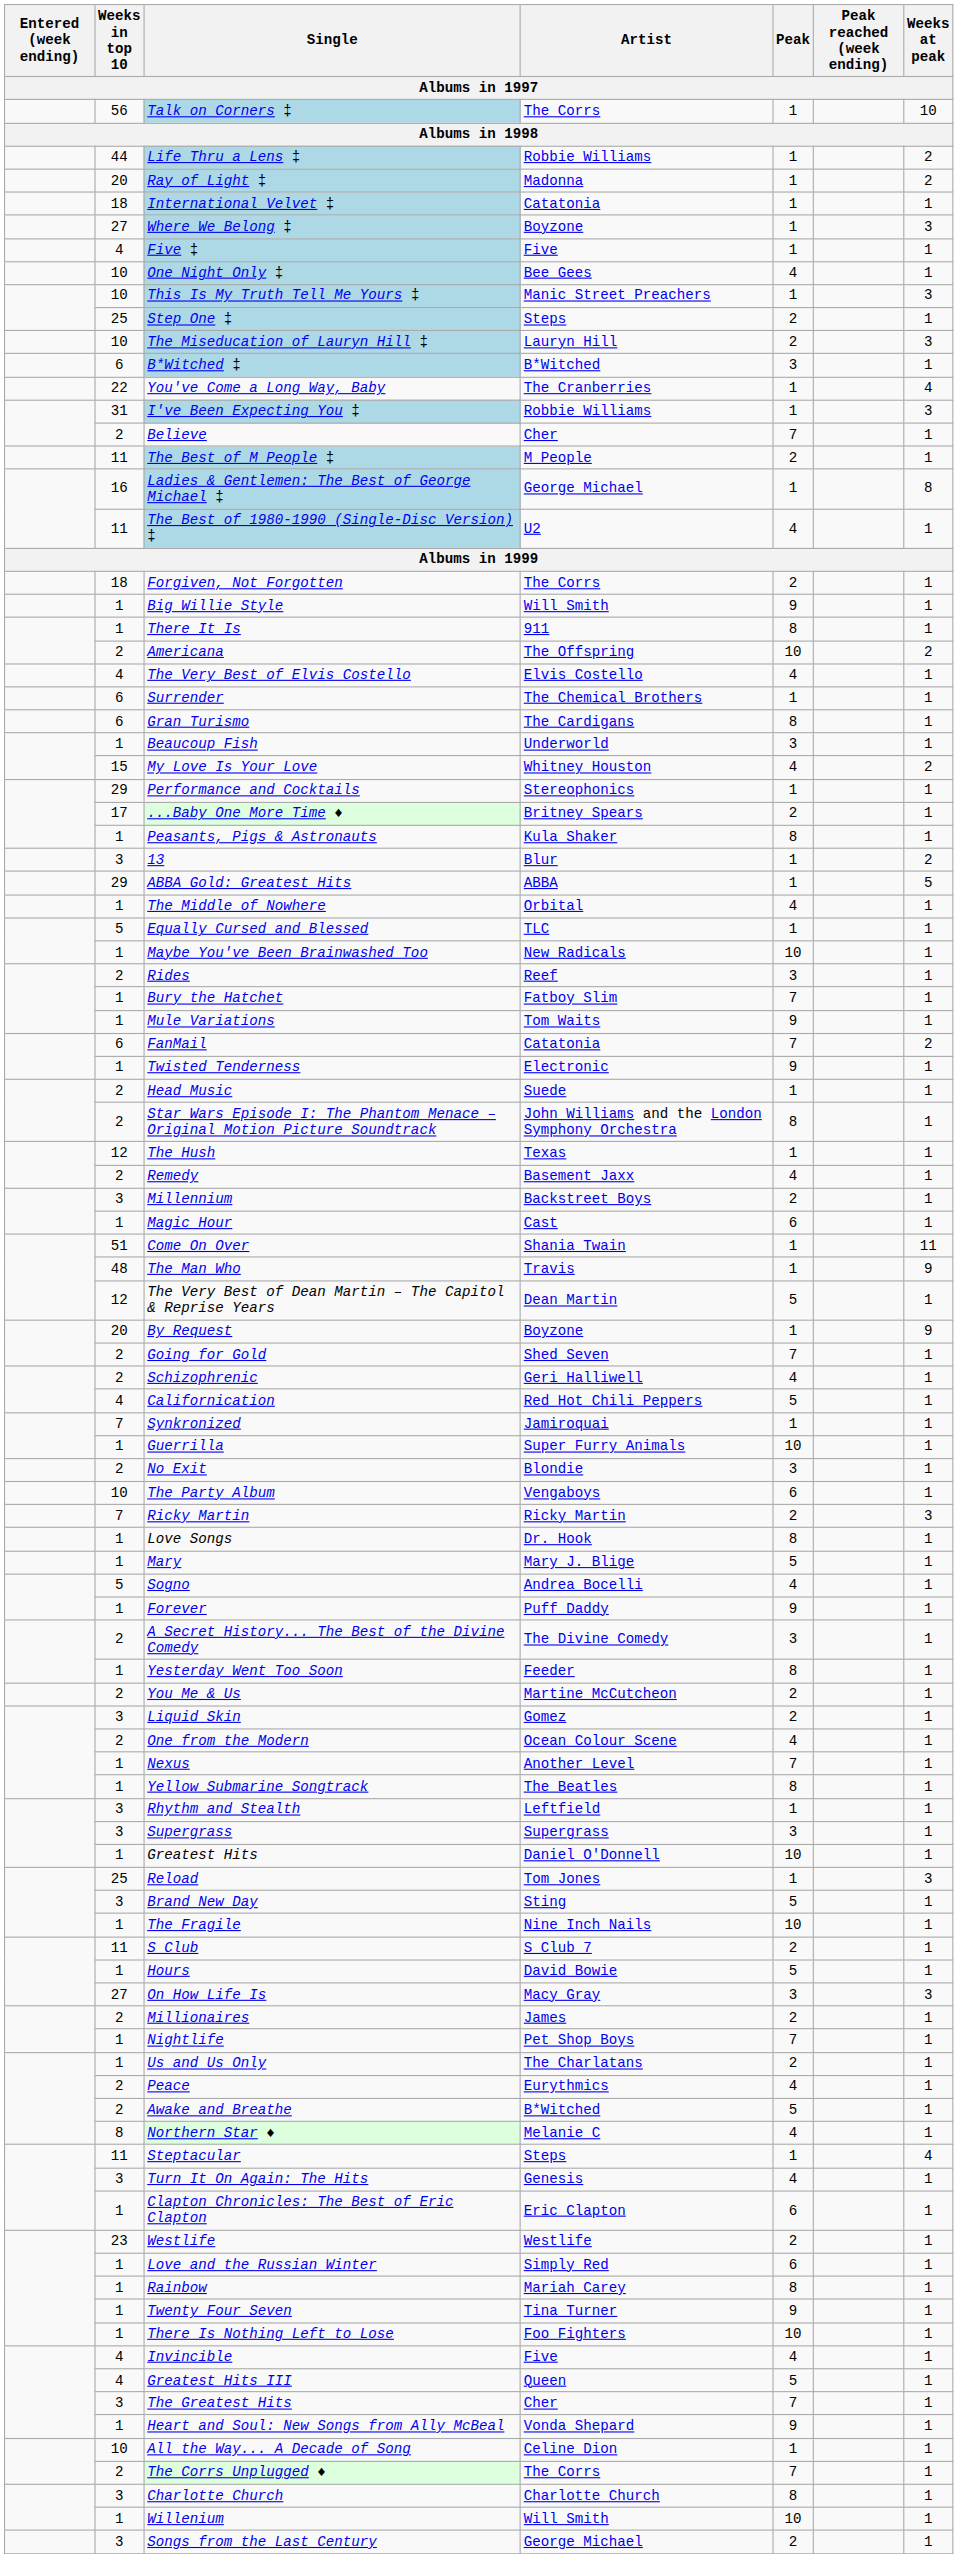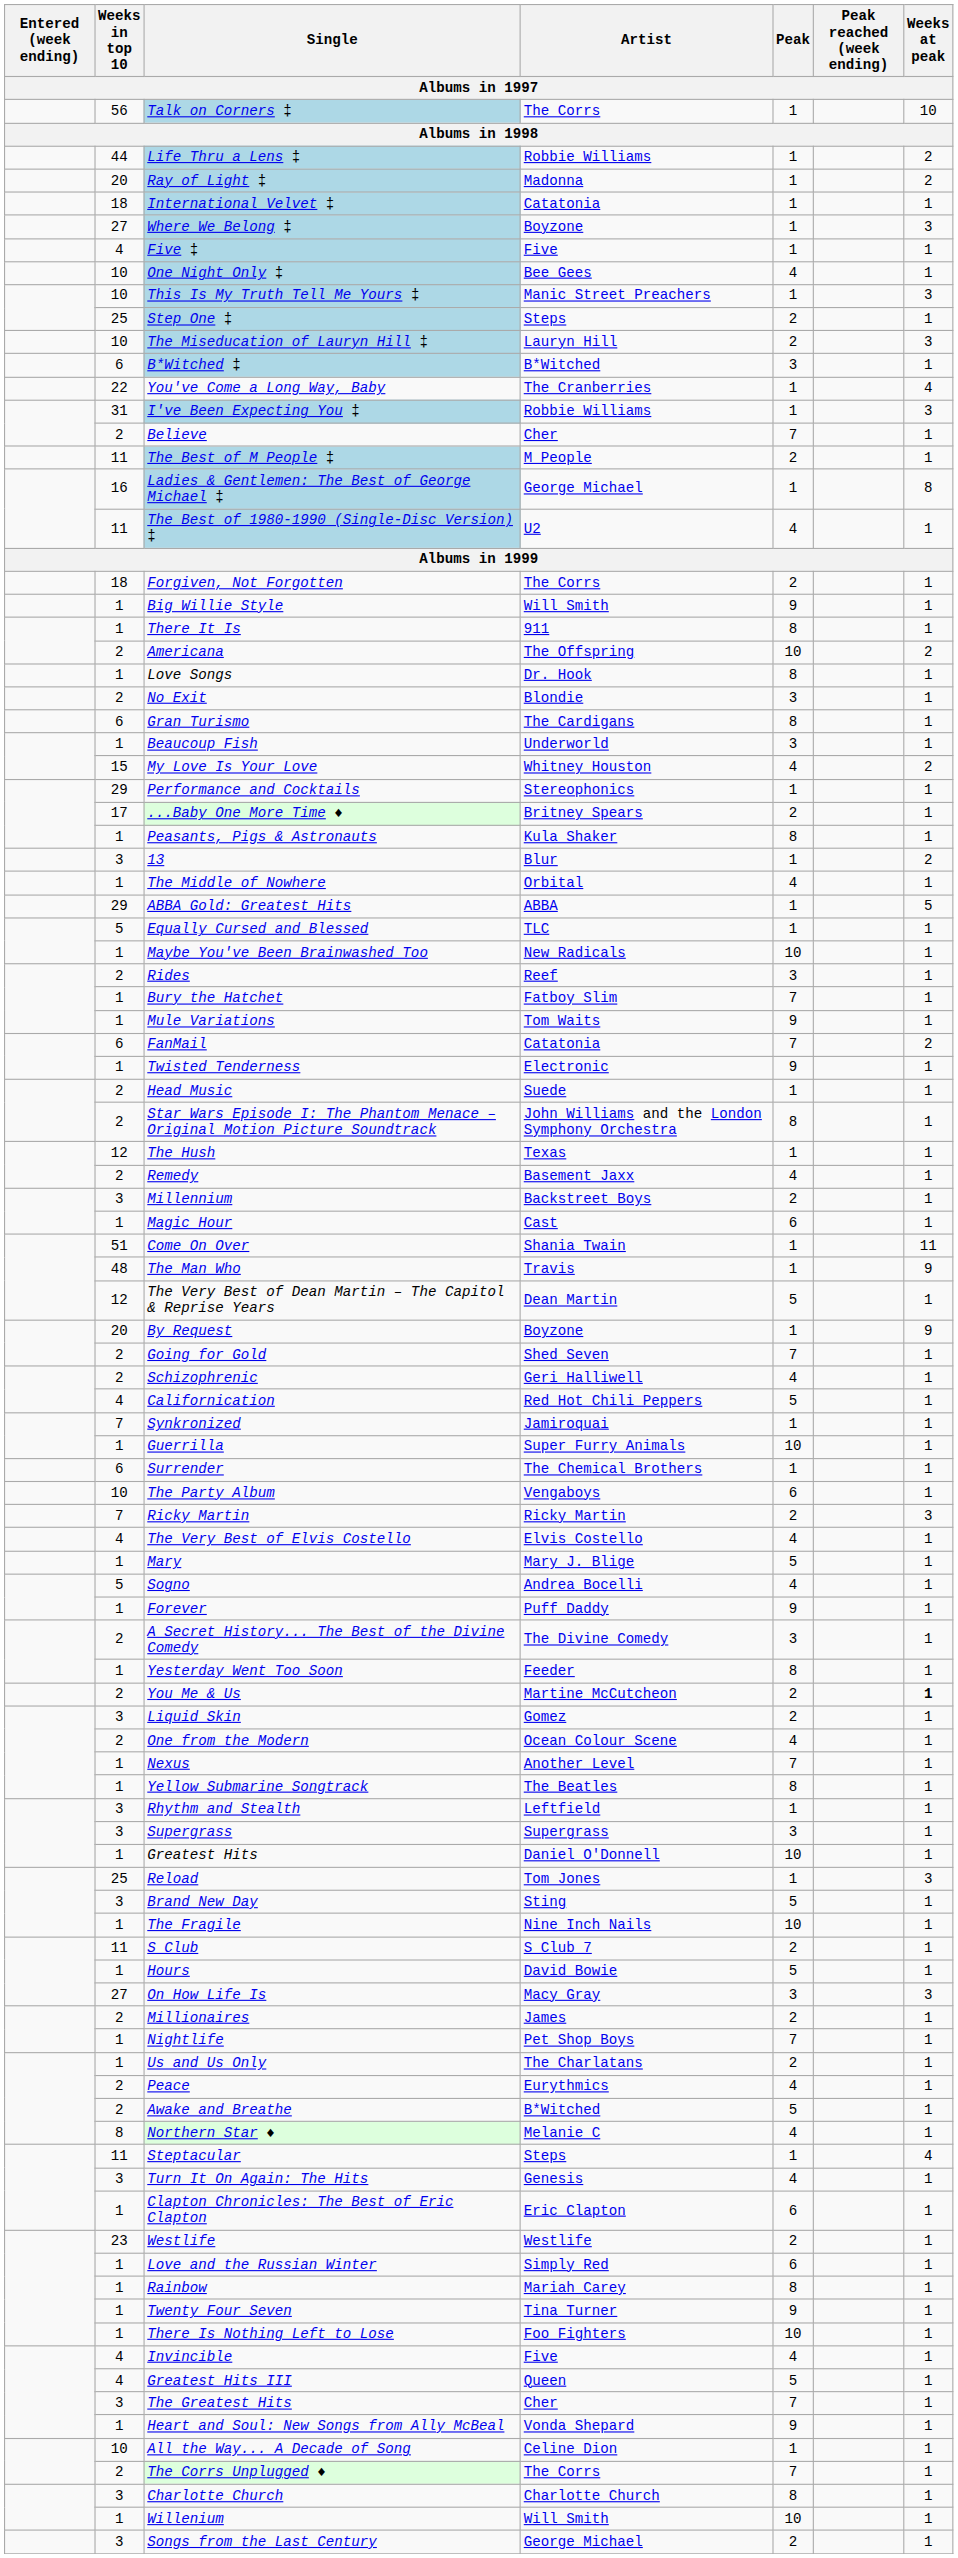rows swapped: (190, 1539) <-> (279, 675)
rows swapped: (177, 1470) <-> (186, 698)
rows swapped: (249, 883) <-> (237, 906)
(928, 1694) normal -> (928, 1694) bold
